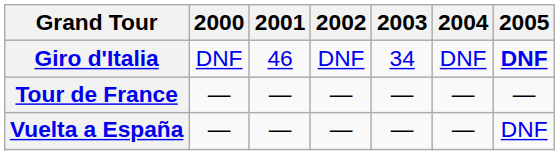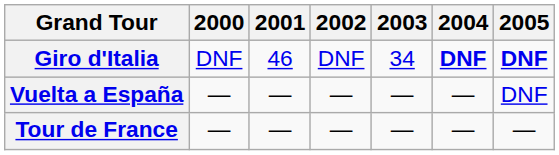(463, 58) normal -> (463, 58) bold
rows swapped: (97, 94) <-> (97, 130)
